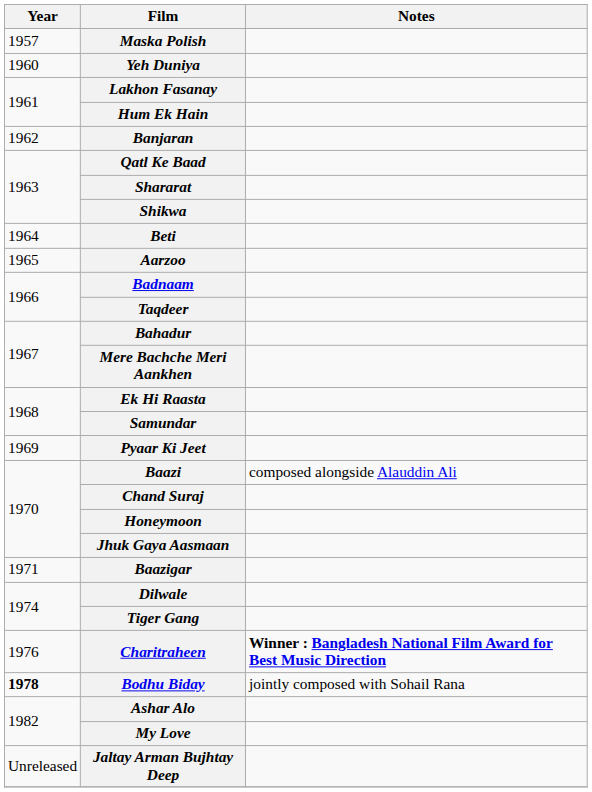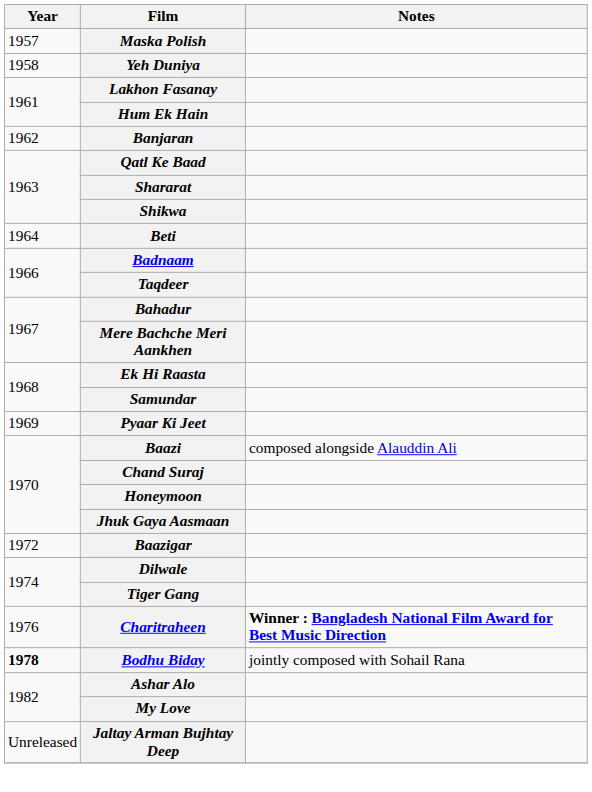(23, 65) 1960 -> (23, 65) 1958
- row: (163, 260)
(23, 569) 1971 -> (23, 545) 1972
